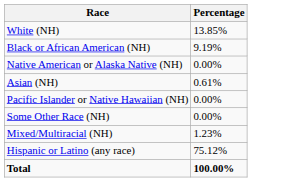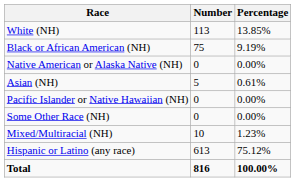+ column: (213, 13)
